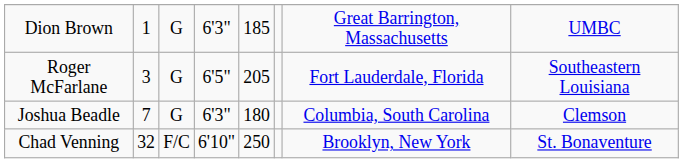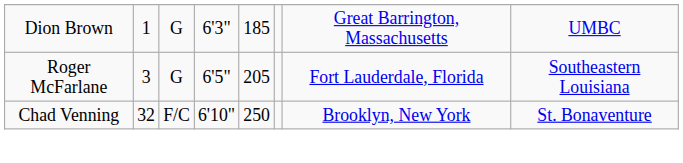- row: (69, 114)
